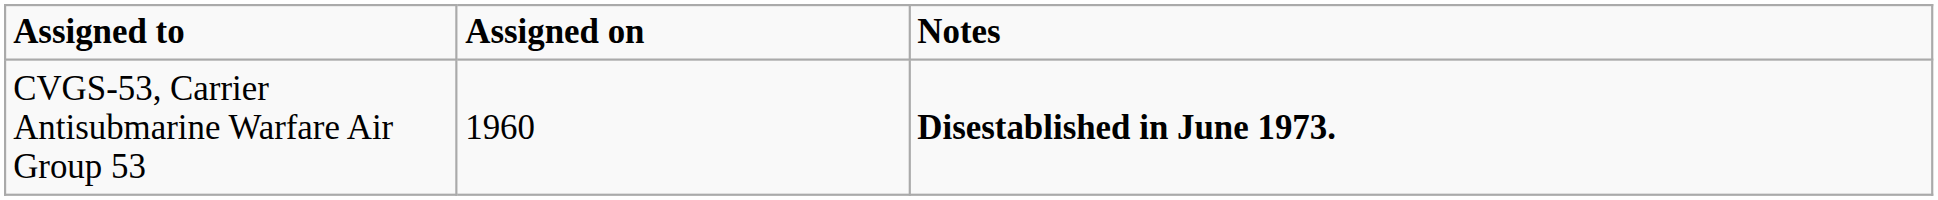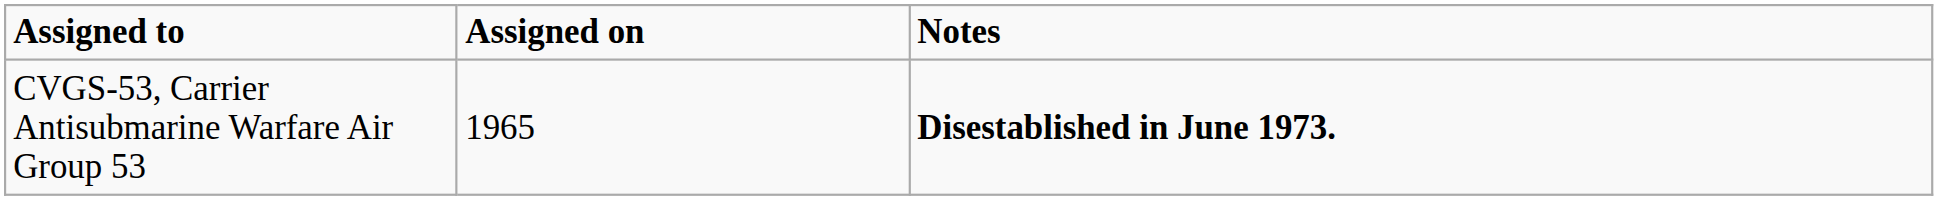(500, 126) 1960 -> (500, 126) 1965
